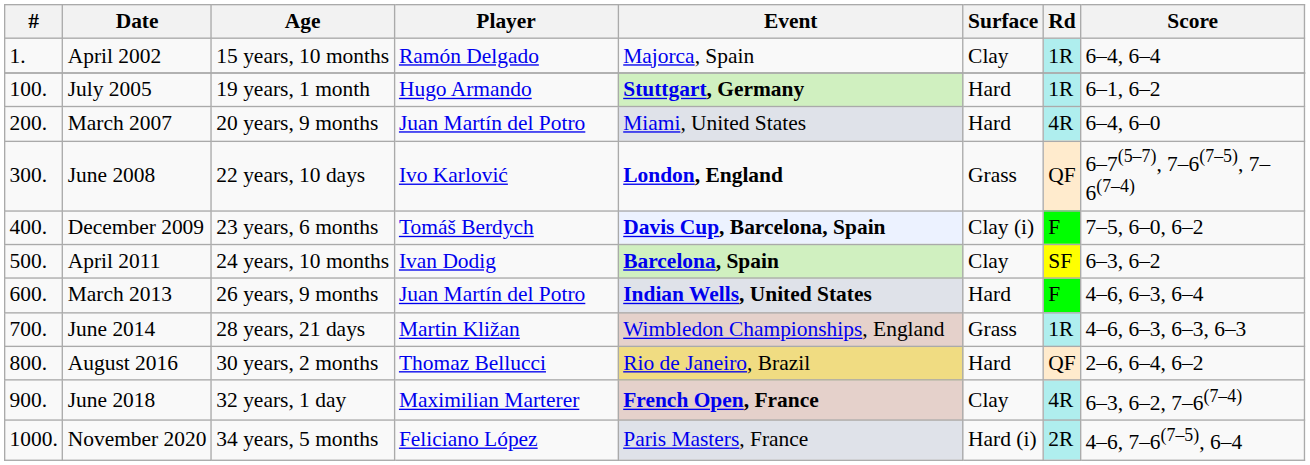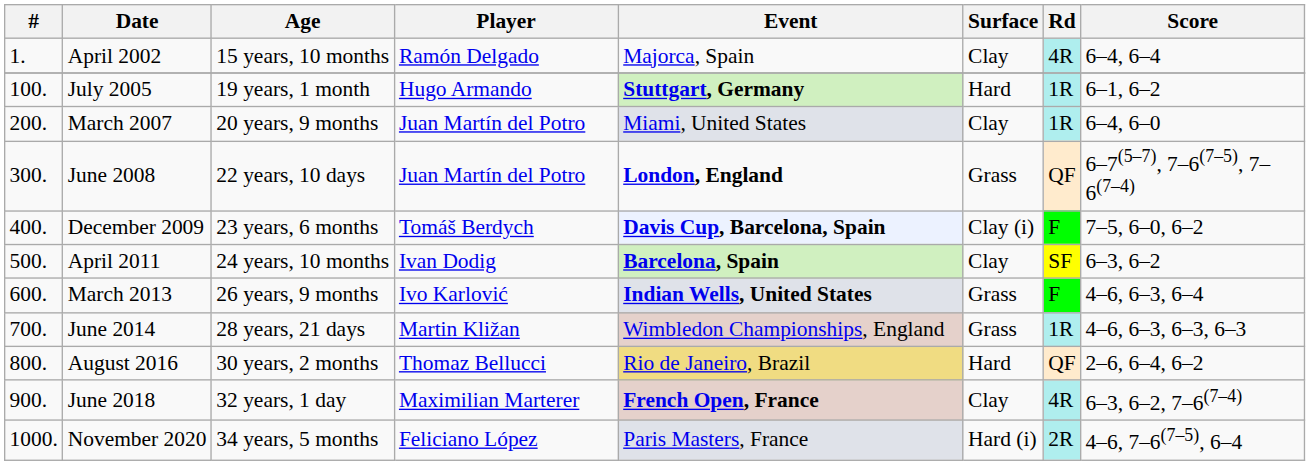(1061, 55) 1R -> (1061, 55) 4R
(990, 123) Hard -> (988, 123) Clay
(1061, 123) 4R -> (1061, 123) 1R
(453, 175) Ivo Karlović -> (492, 175) Juan Martín del Potro
(492, 295) Juan Martín del Potro -> (453, 295) Ivo Karlović
(990, 295) Hard -> (993, 295) Grass
